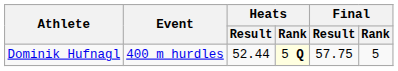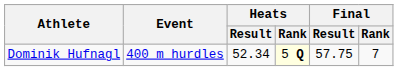(251, 54) 52.44 -> (251, 54) 52.34
(376, 54) 5 -> (376, 54) 7
